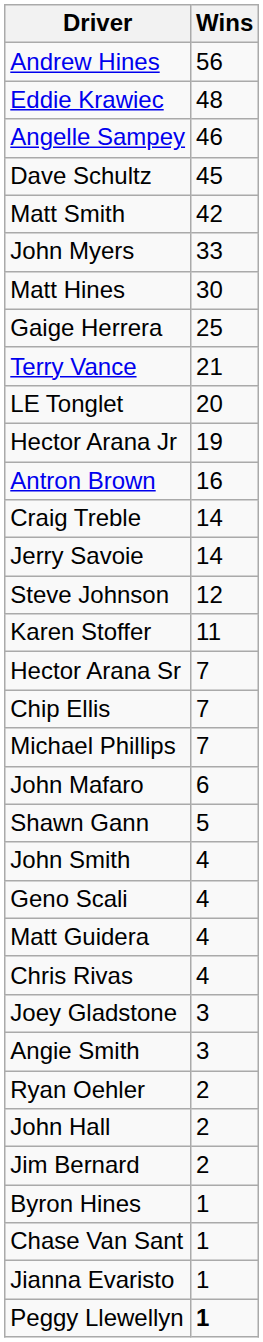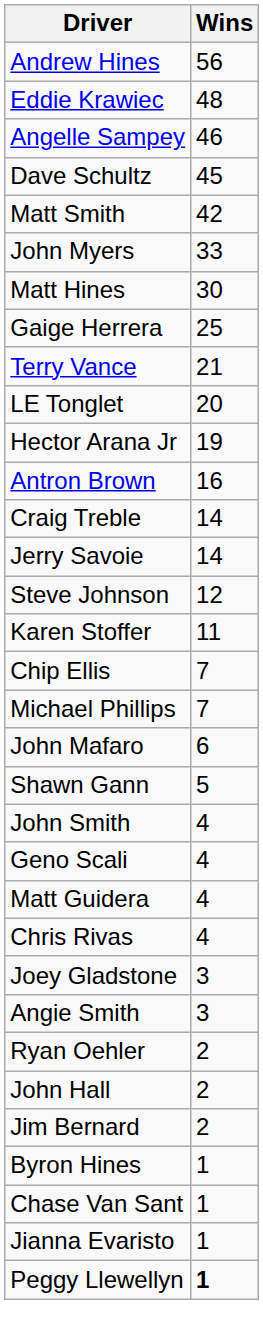- row: (96, 670)
